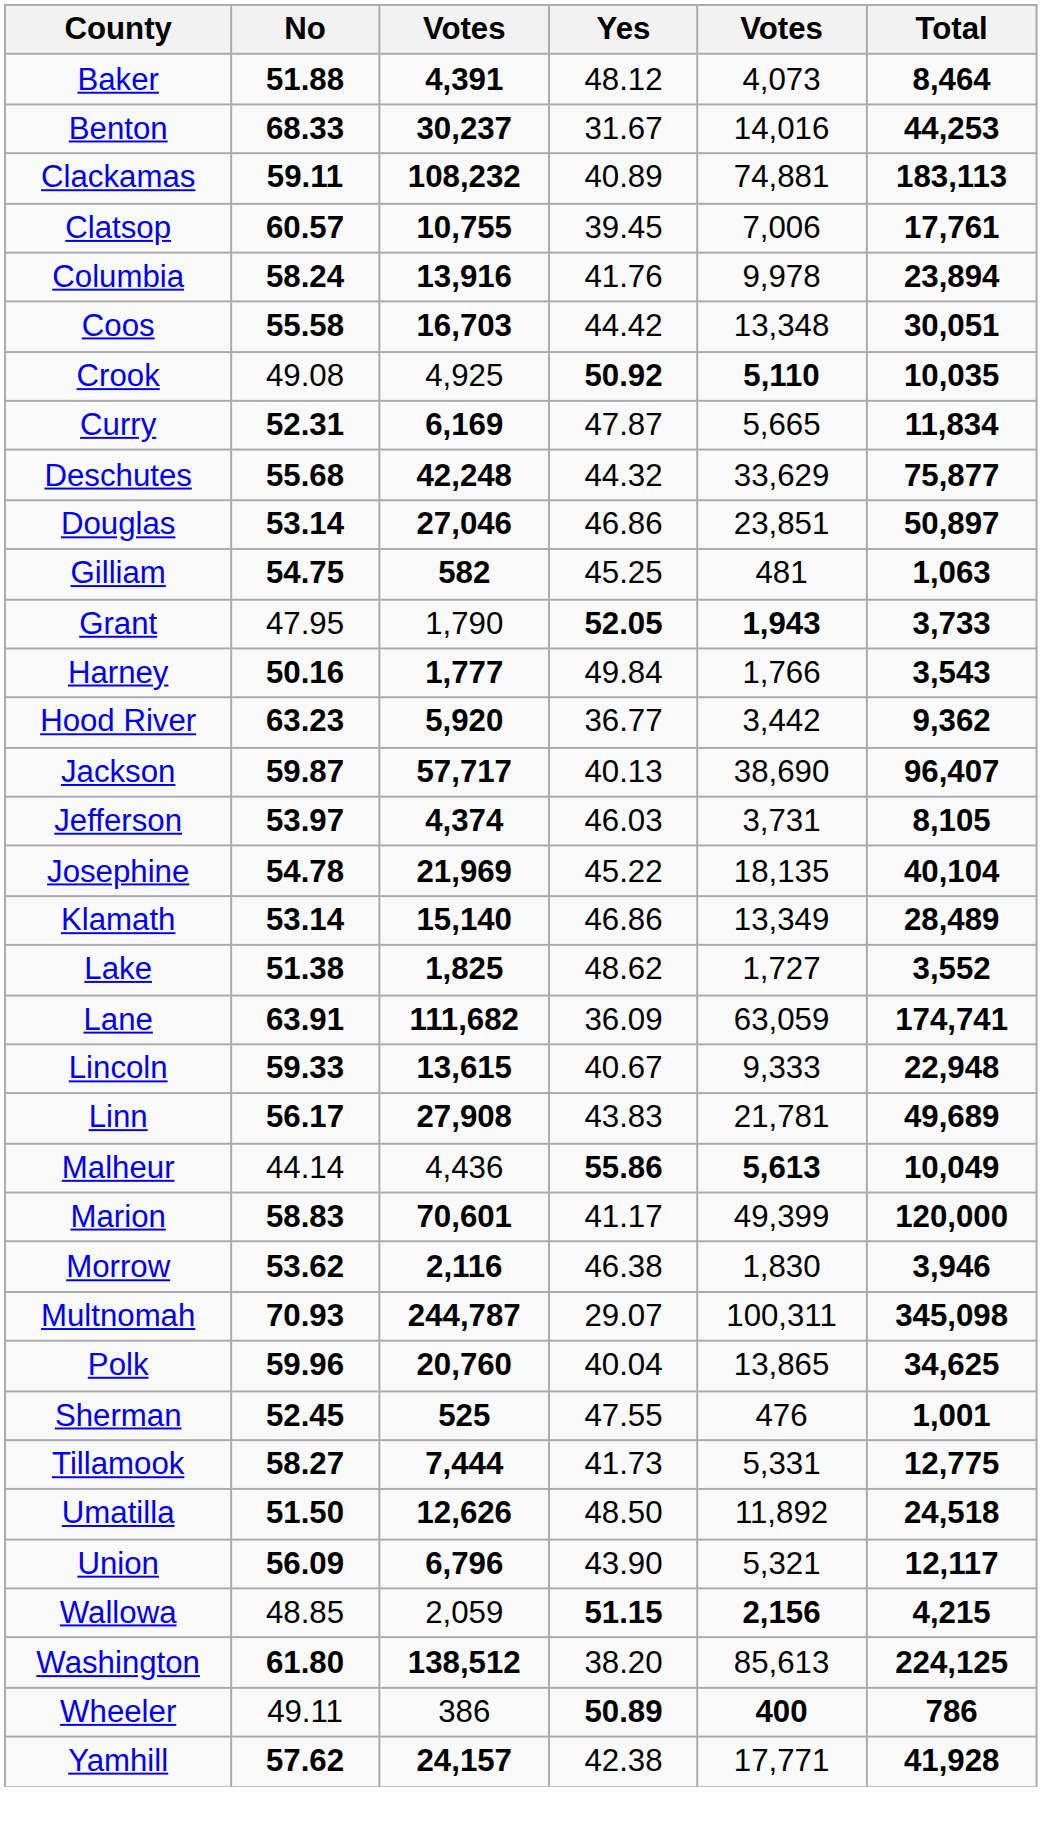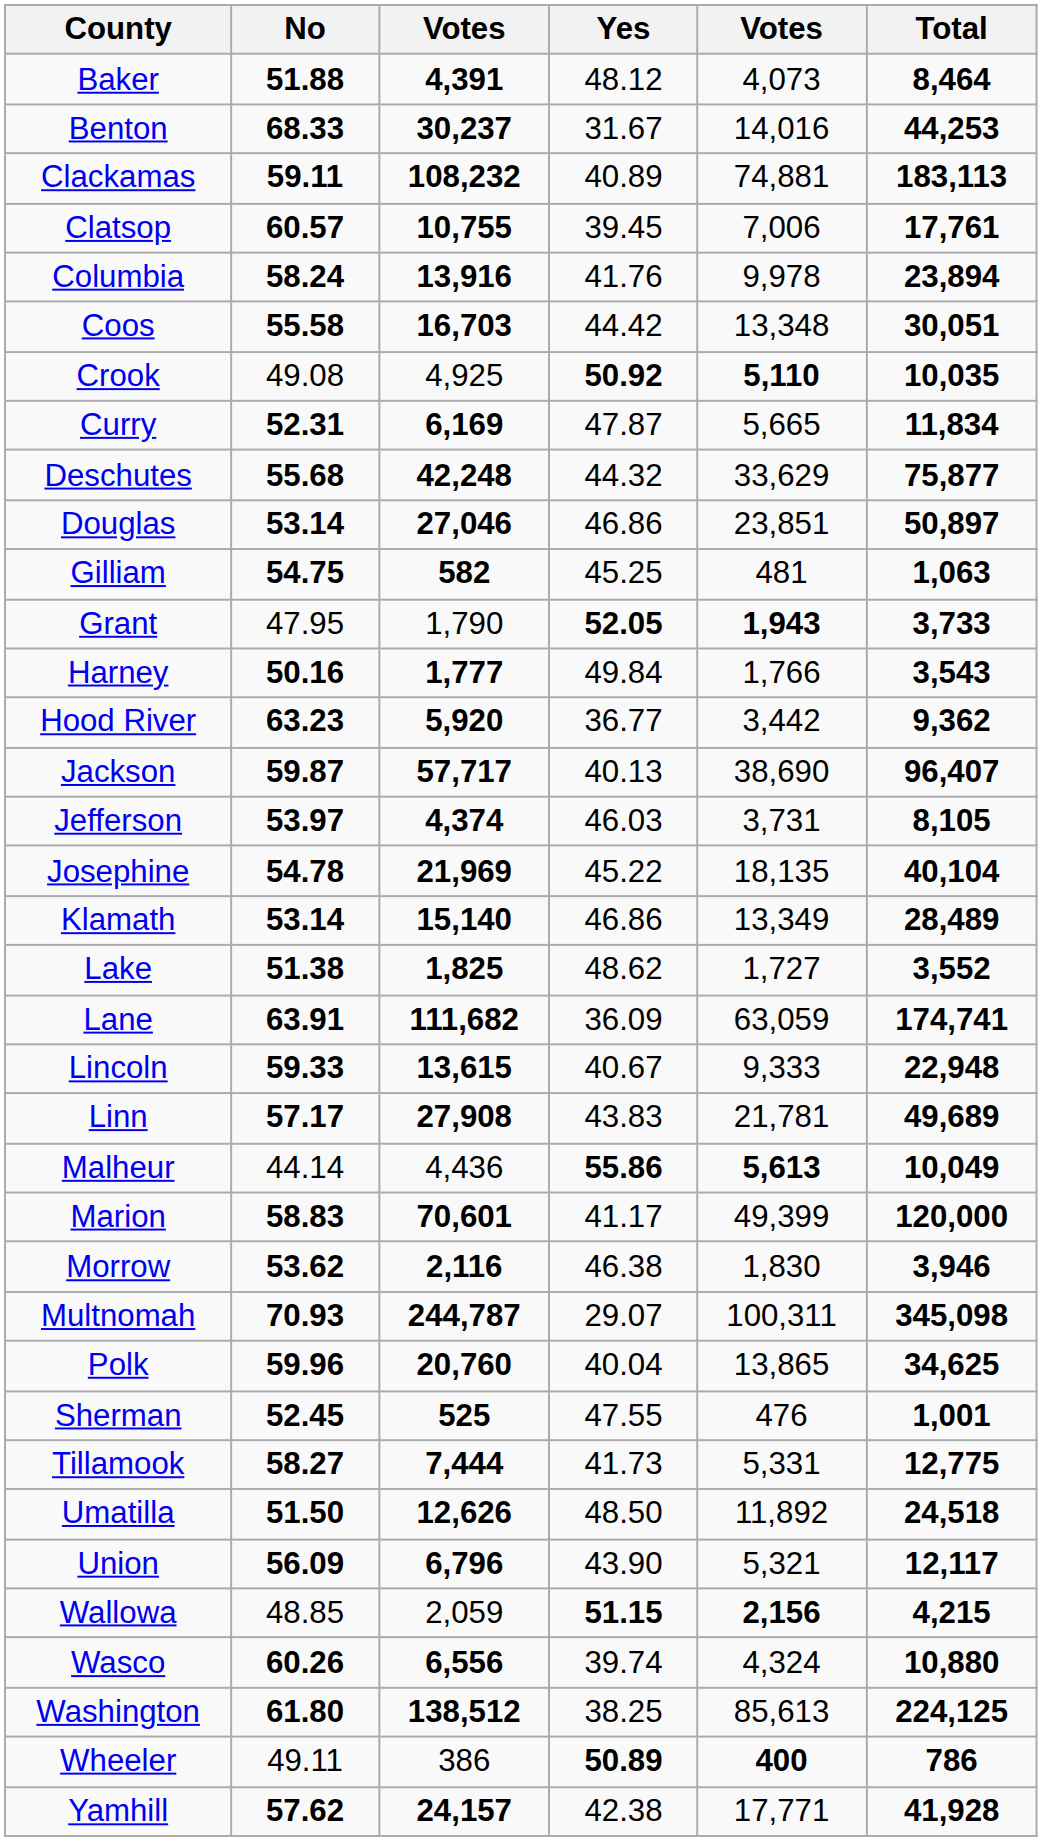(305, 1117) 56.17 -> (305, 1117) 57.17
+ row: (118, 1662)
(623, 1662) 38.20 -> (623, 1711) 38.25
